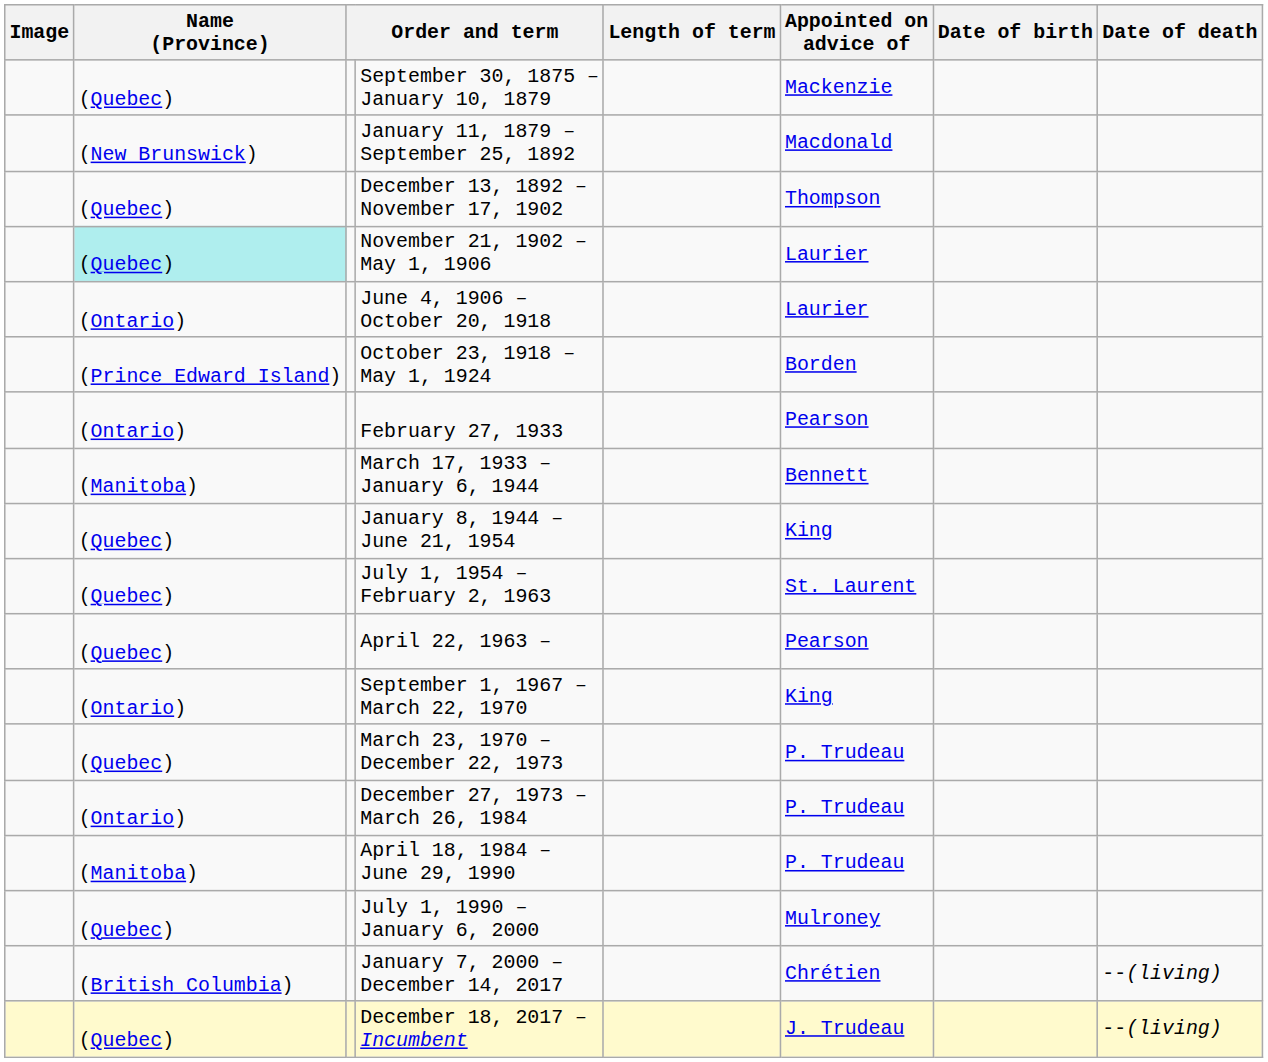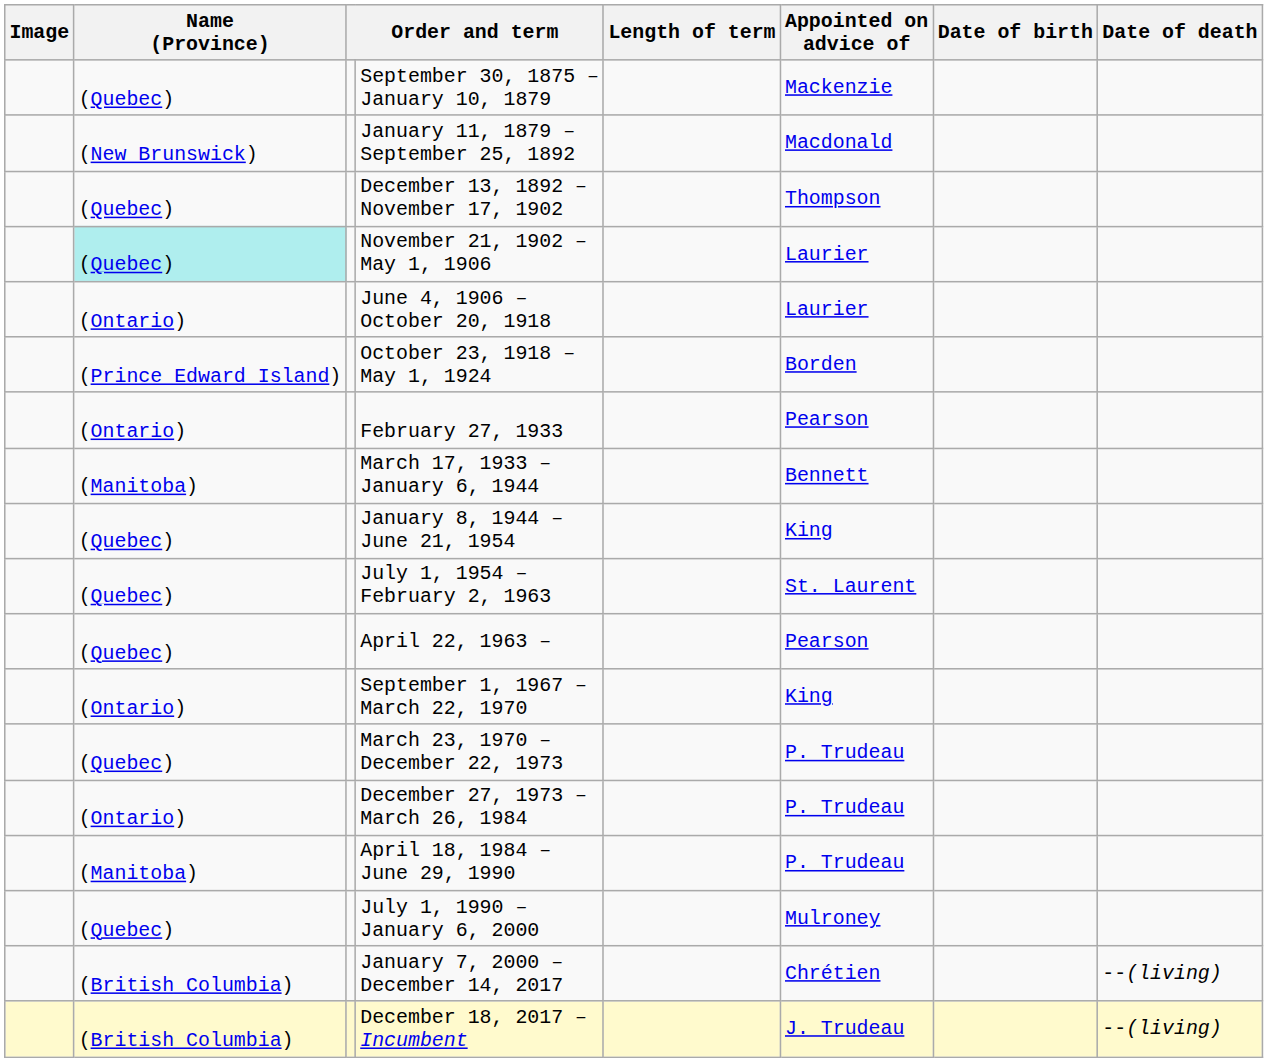(126, 1041) (Quebec) -> (186, 1041) (British Columbia)
